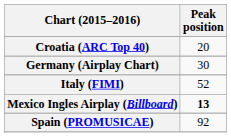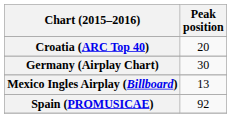- row: (92, 84)
(203, 103) bold -> (203, 84) normal
